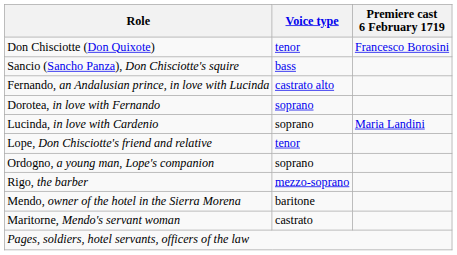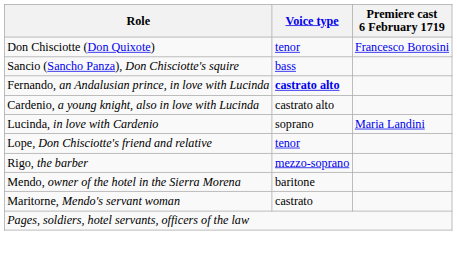(305, 85) normal -> (307, 85) bold
+ row: (133, 104)
- row: (84, 104)
- row: (111, 162)
